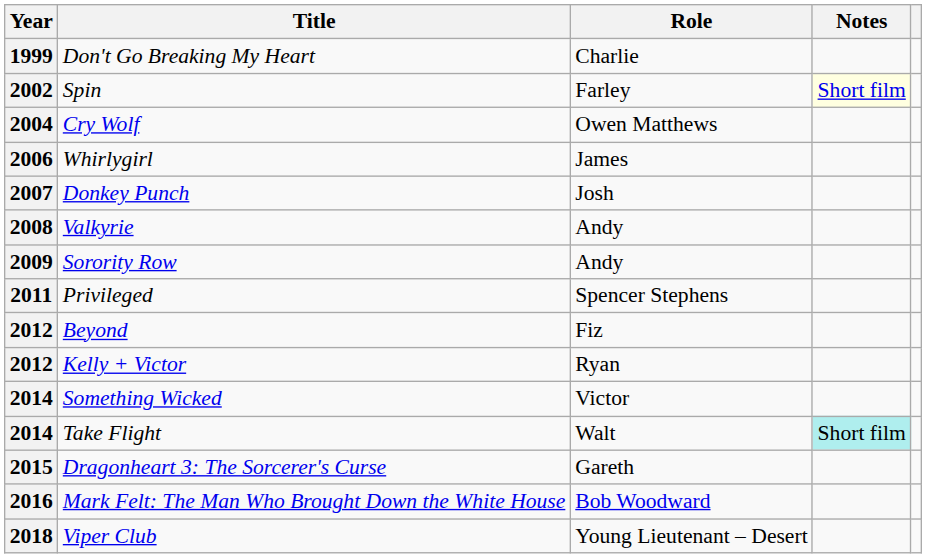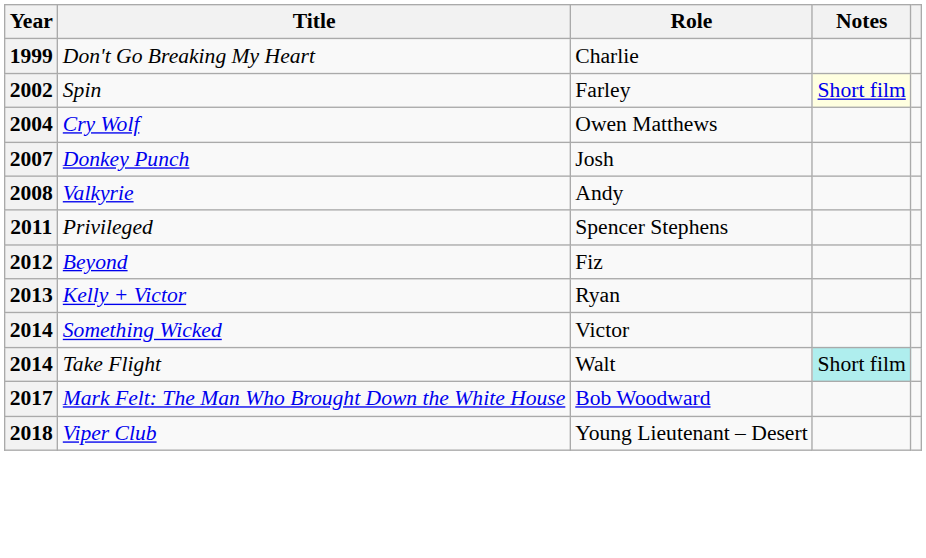- row: (108, 158)
- row: (120, 261)
(31, 364) 2012 -> (31, 295) 2013
- row: (225, 466)
(31, 501) 2016 -> (31, 398) 2017
